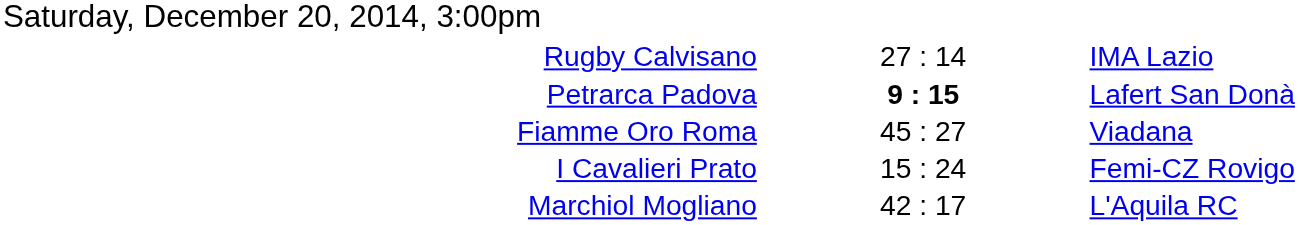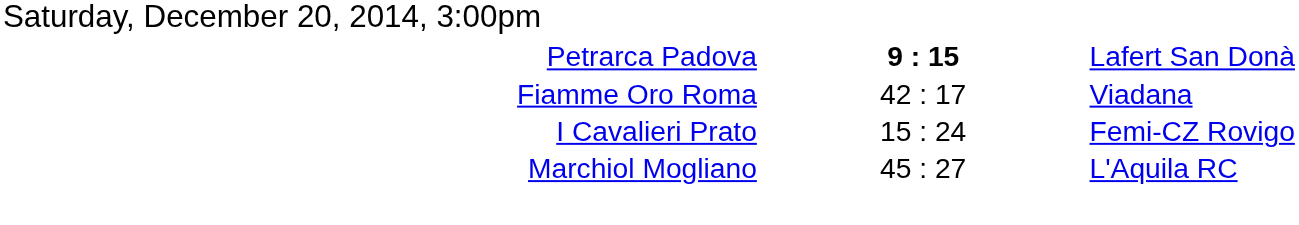- row: (650, 57)
(923, 131) 45 : 27 -> (923, 94) 42 : 17
(923, 206) 42 : 17 -> (923, 168) 45 : 27
